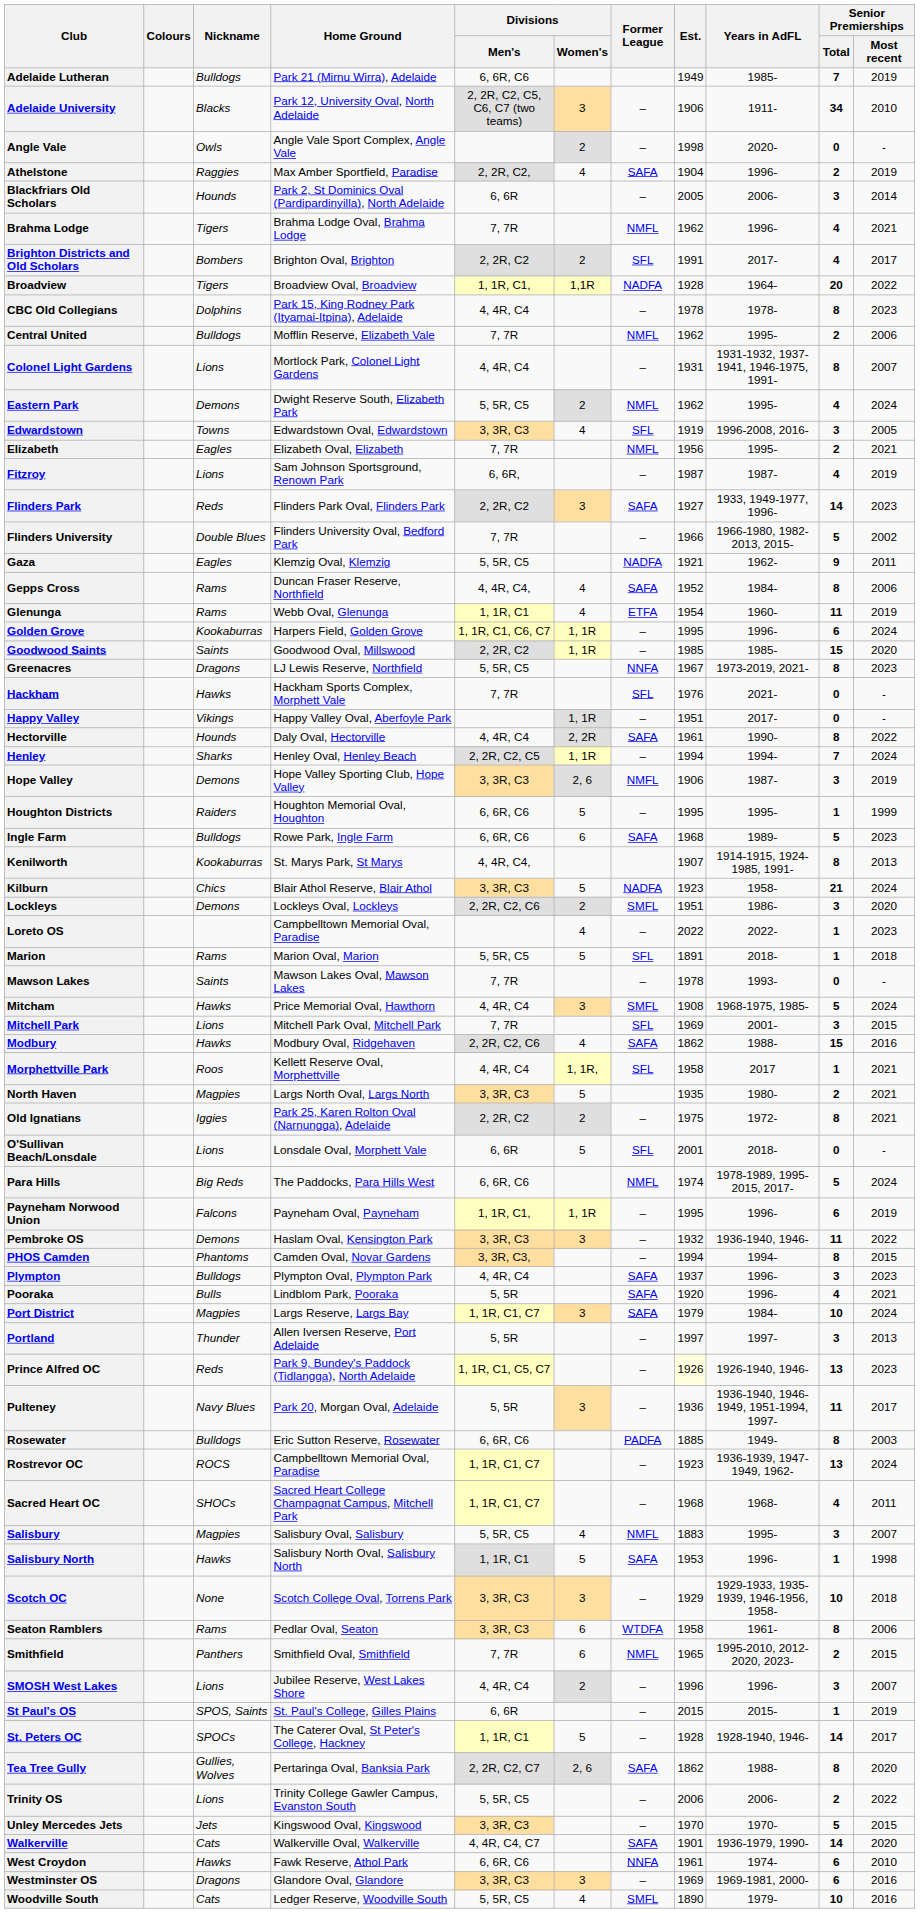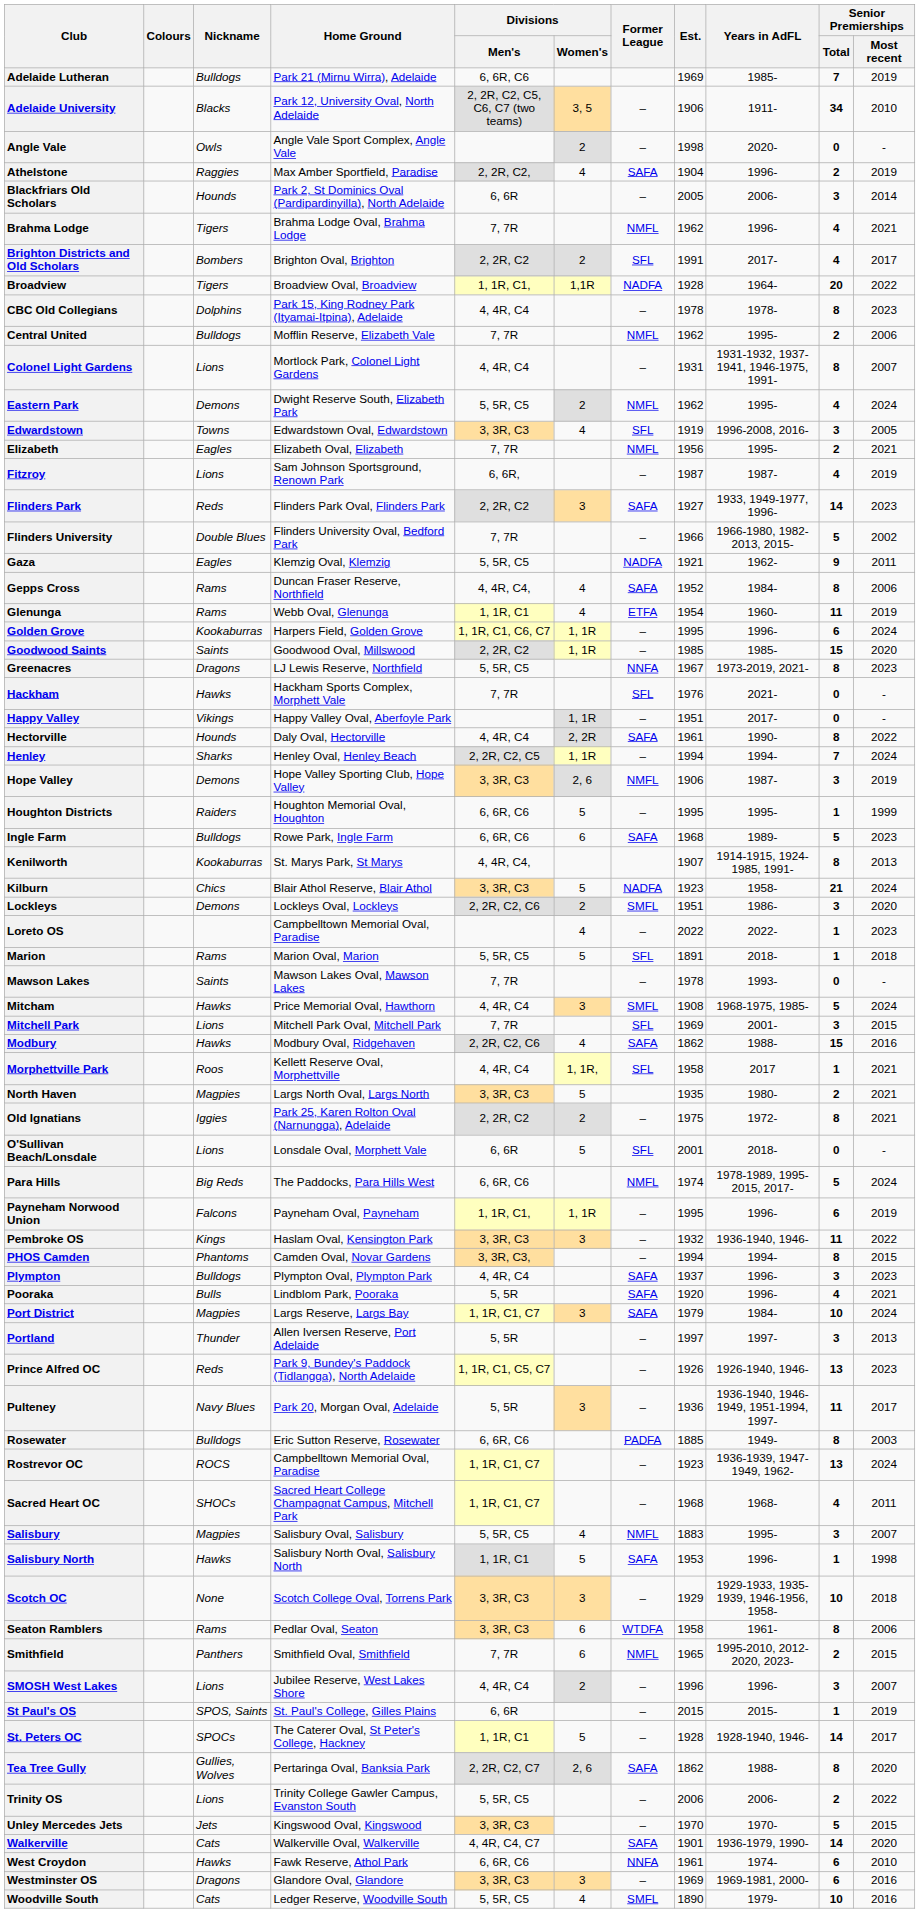(690, 77) 1949 -> (690, 77) 1969
(582, 108) 3 -> (582, 108) 3, 5
(218, 1239) Demons -> (211, 1239) Kings
(690, 1370) lightyellow background -> (690, 1370) no background
